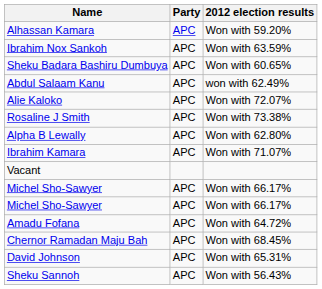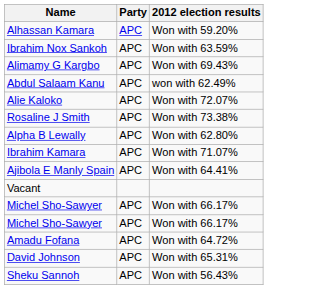+ row: (53, 65)
- row: (87, 65)
+ row: (61, 170)
- row: (77, 240)
